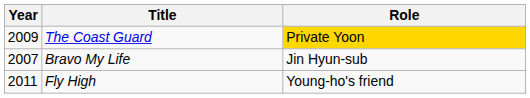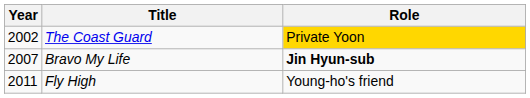(23, 37) 2009 -> (23, 37) 2002
(327, 59) normal -> (330, 59) bold
